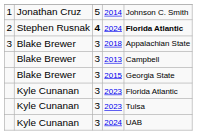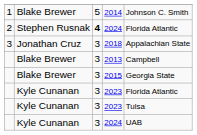(49, 12) Jonathan Cruz -> (46, 12) Blake Brewer
(154, 28) bold -> (152, 28) normal
(46, 43) Blake Brewer -> (49, 43) Jonathan Cruz
